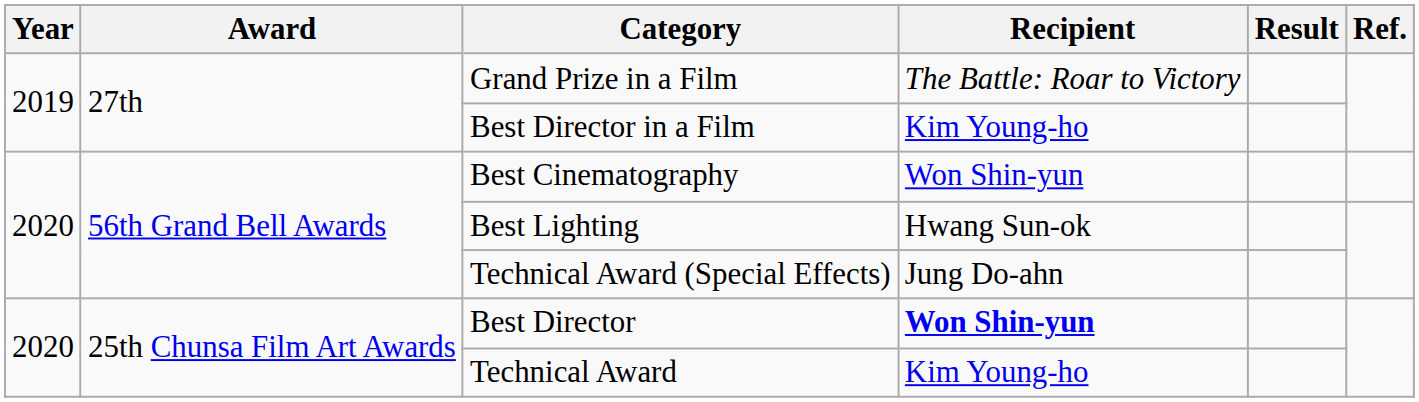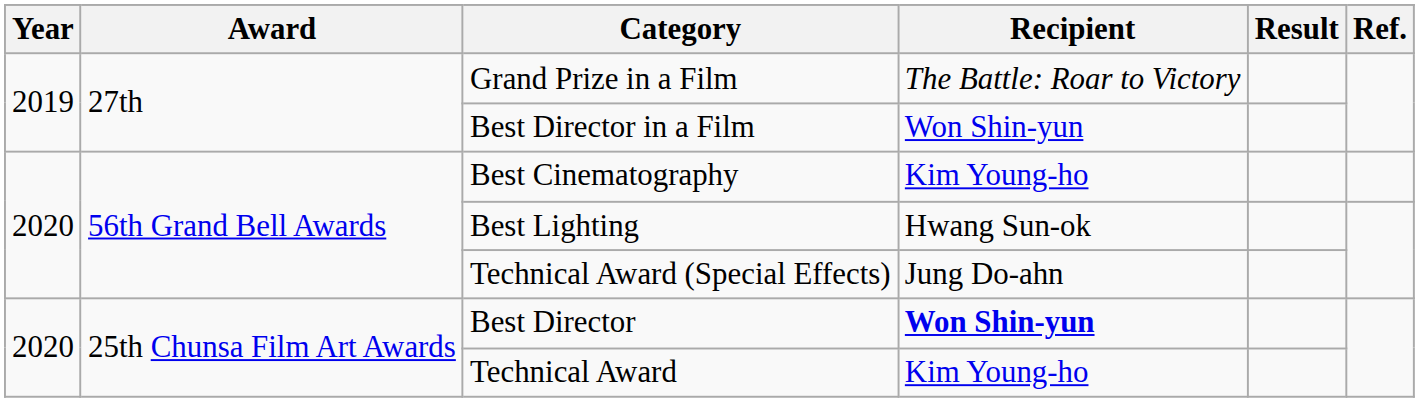(997, 126) Kim Young-ho -> (994, 126) Won Shin-yun
(994, 175) Won Shin-yun -> (997, 175) Kim Young-ho
